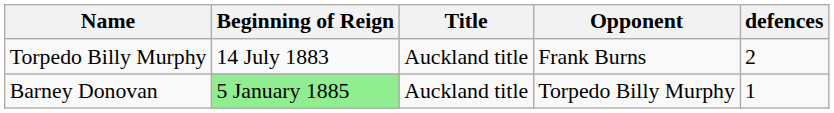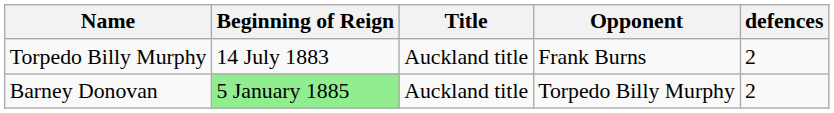(750, 90) 1 -> (750, 90) 2
